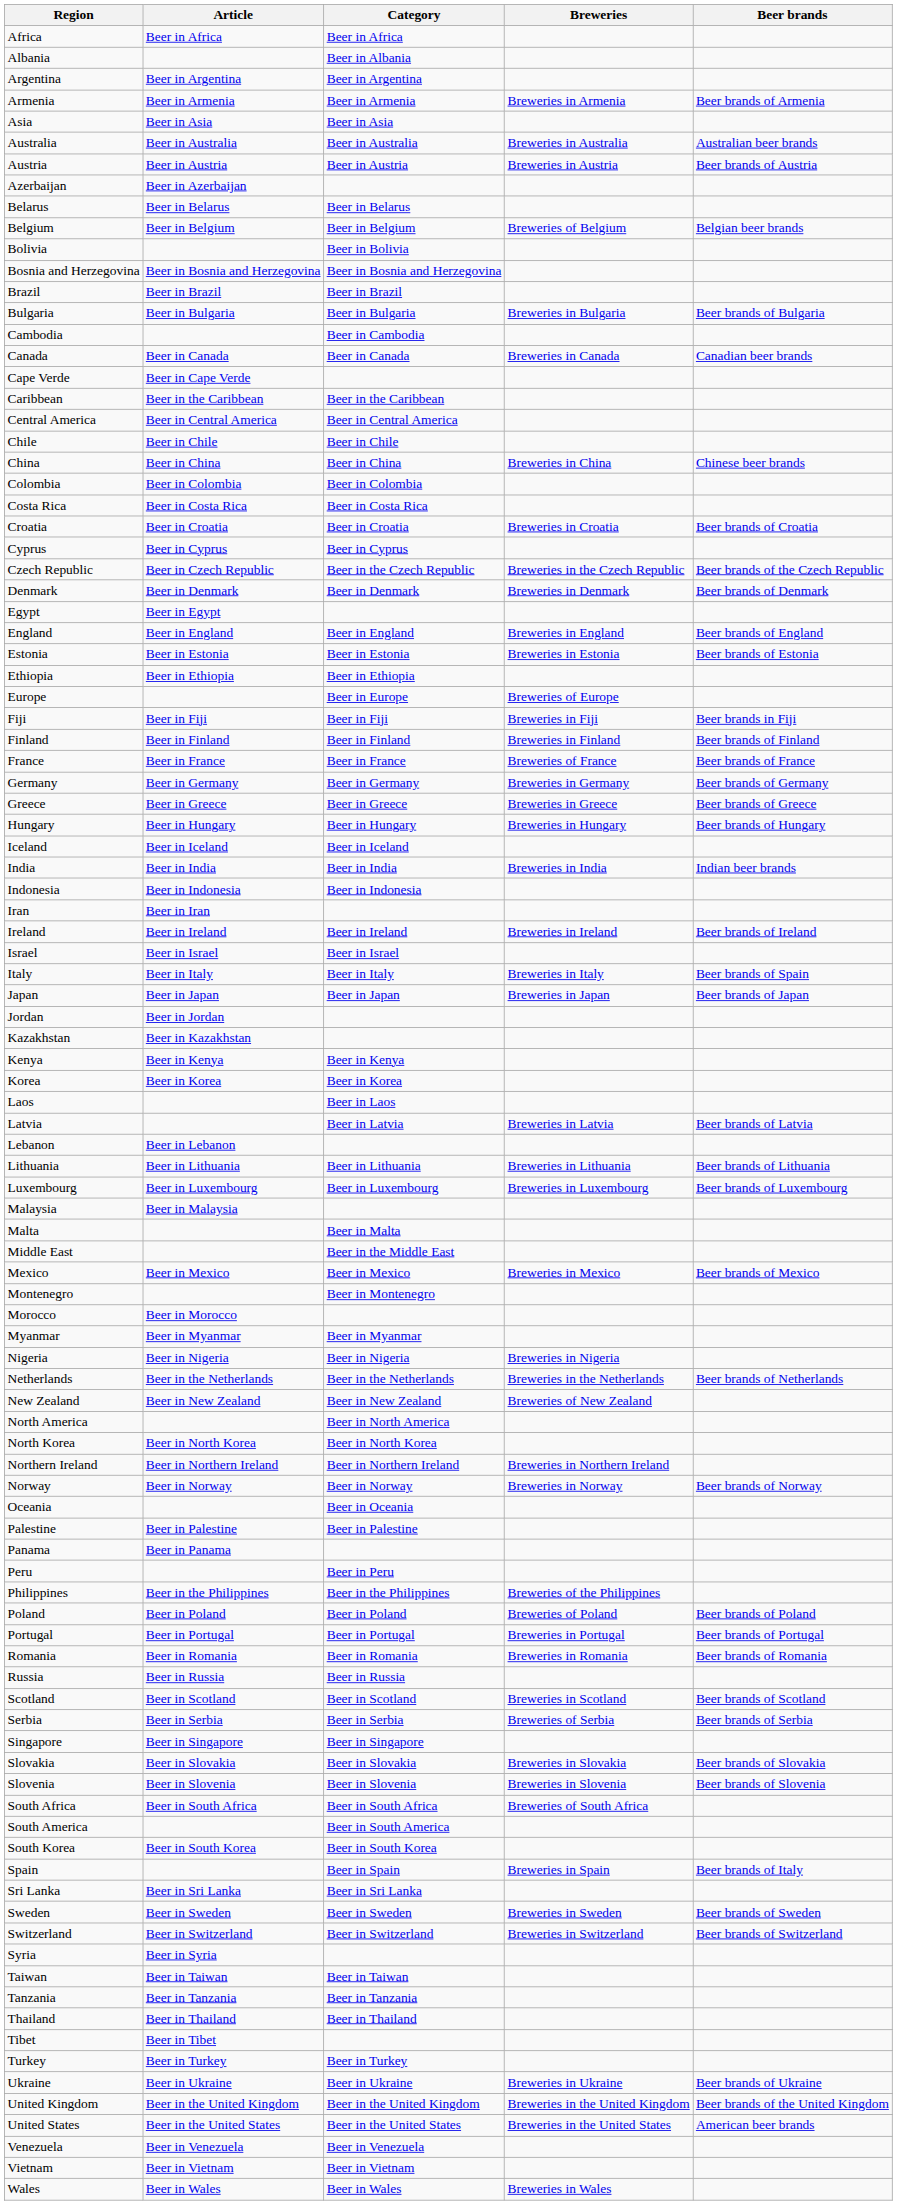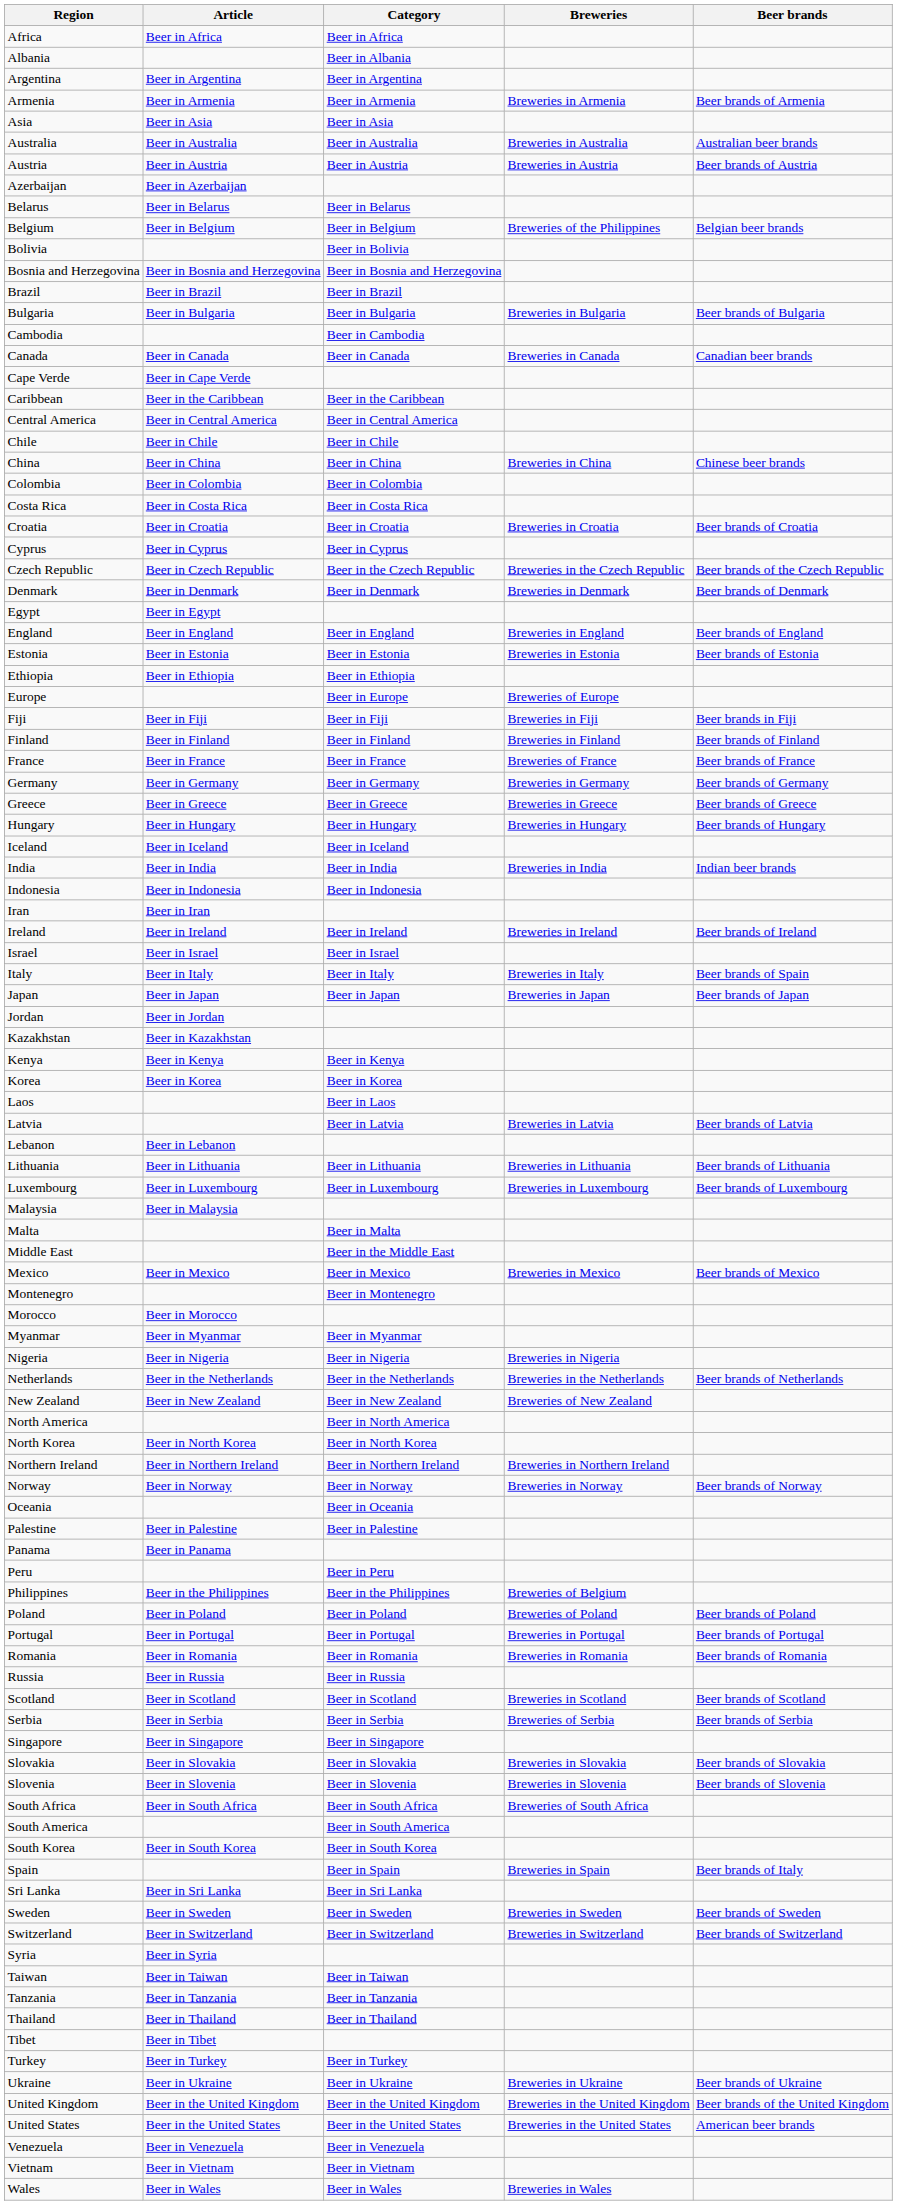(567, 228) Breweries of Belgium -> (584, 228) Breweries of the Philippines
(584, 1592) Breweries of the Philippines -> (567, 1592) Breweries of Belgium
